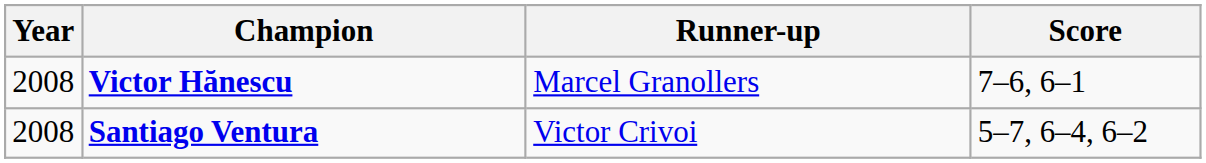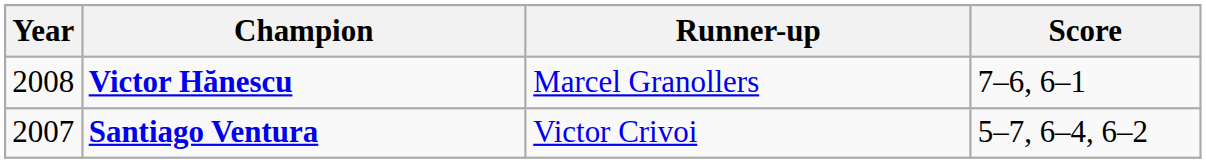(43, 132) 2008 -> (43, 132) 2007
